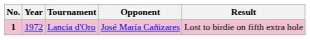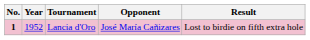(34, 27) 1972 -> (34, 27) 1952
